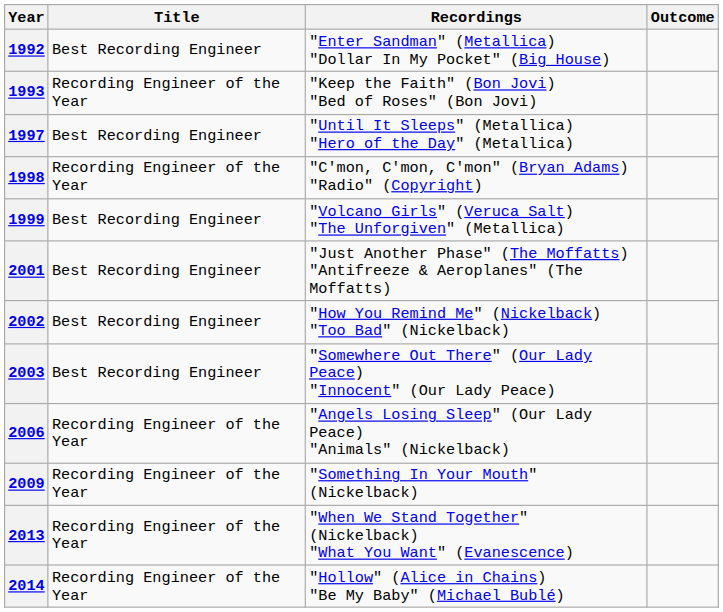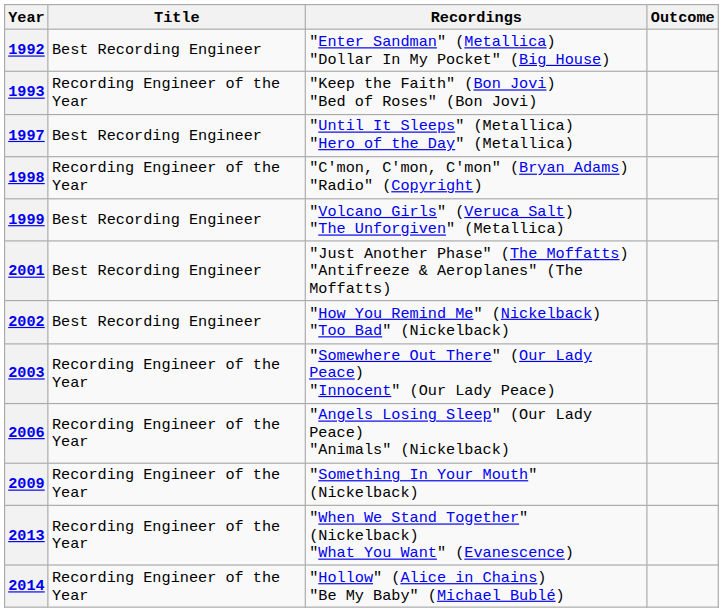(157, 373) Best Recording Engineer -> (166, 373) Recording Engineer of the Year
